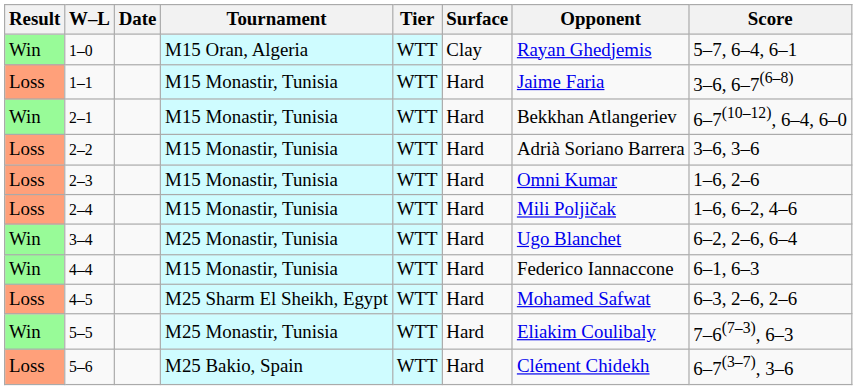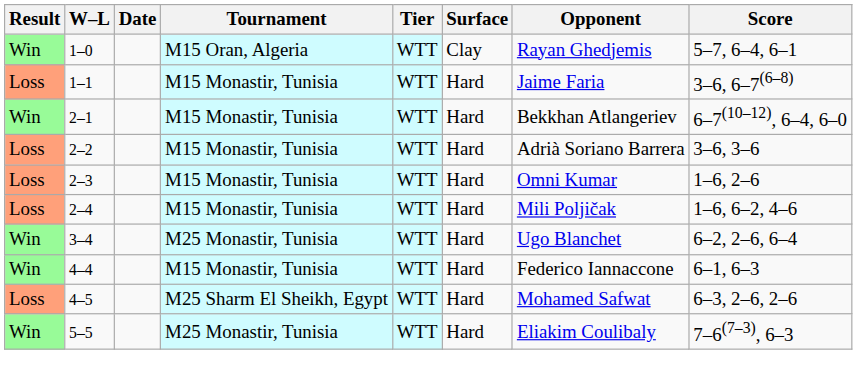- row: (81, 367)
